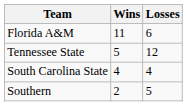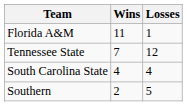(149, 33) 6 -> (149, 33) 1
(116, 52) 5 -> (116, 52) 7
